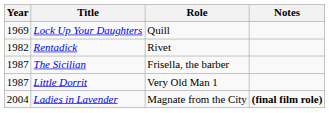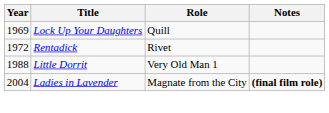(18, 47) 1982 -> (18, 47) 1972
- row: (60, 64)
(18, 82) 1987 -> (18, 64) 1988
